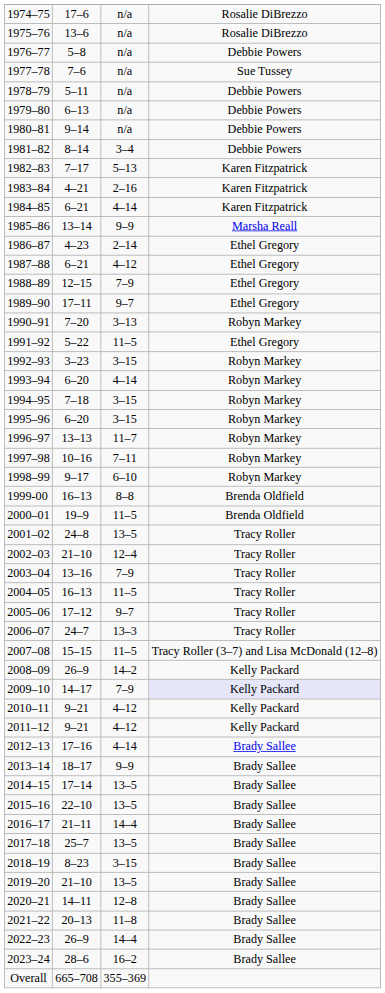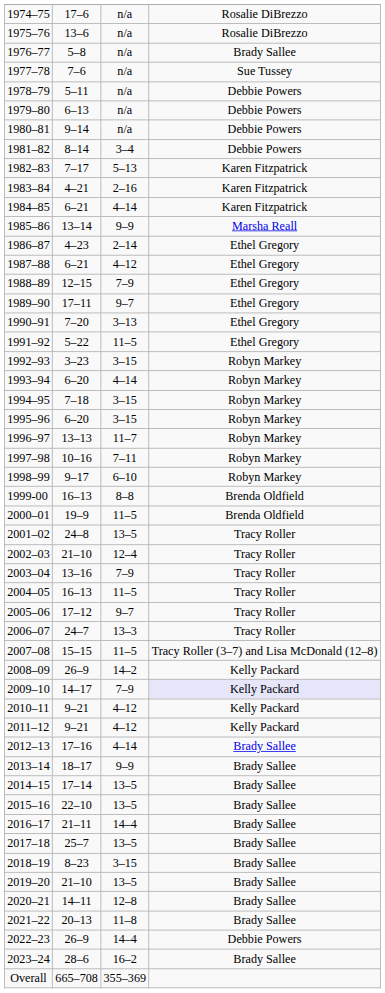(265, 52) Debbie Powers -> (265, 52) Brady Sallee
(265, 322) Robyn Markey -> (265, 322) Ethel Gregory
(265, 939) Brady Sallee -> (265, 939) Debbie Powers
